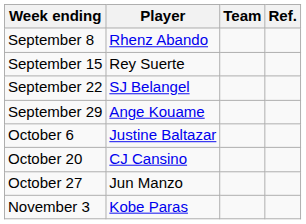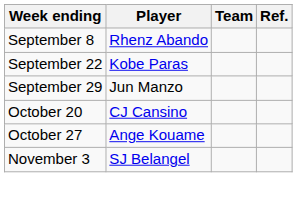- row: (55, 64)
(149, 87) SJ Belangel -> (149, 64) Kobe Paras
(157, 111) Ange Kouame -> (146, 87) Jun Manzo
- row: (41, 135)
(146, 183) Jun Manzo -> (157, 135) Ange Kouame
(149, 207) Kobe Paras -> (149, 159) SJ Belangel
